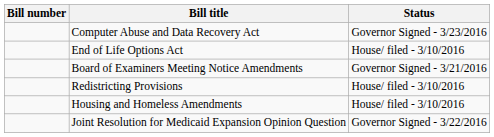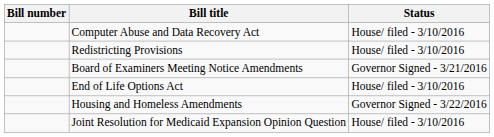(419, 31) Governor Signed - 3/23/2016 -> (408, 31) House/ filed - 3/10/2016
rows swapped: (127, 50) <-> (127, 86)
(408, 104) House/ filed - 3/10/2016 -> (419, 104) Governor Signed - 3/22/2016
(419, 123) Governor Signed - 3/22/2016 -> (408, 123) House/ filed - 3/10/2016
